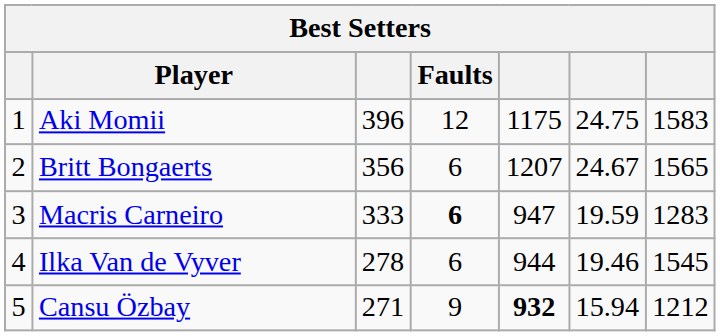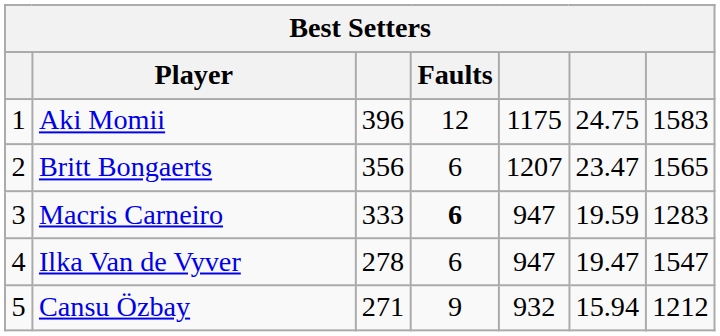(607, 167) 24.67 -> (607, 167) 23.47
(534, 260) 944 -> (534, 260) 947
(607, 260) 19.46 -> (607, 260) 19.47
(680, 260) 1545 -> (680, 260) 1547
(534, 307) bold -> (534, 307) normal
